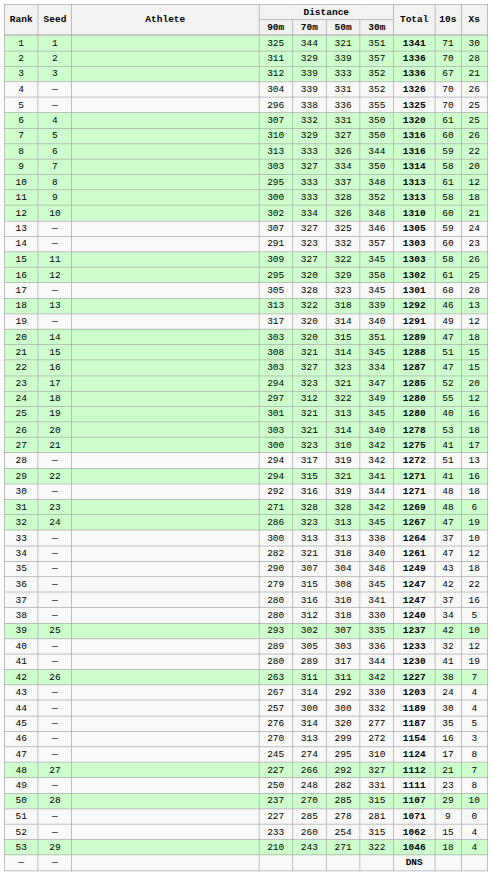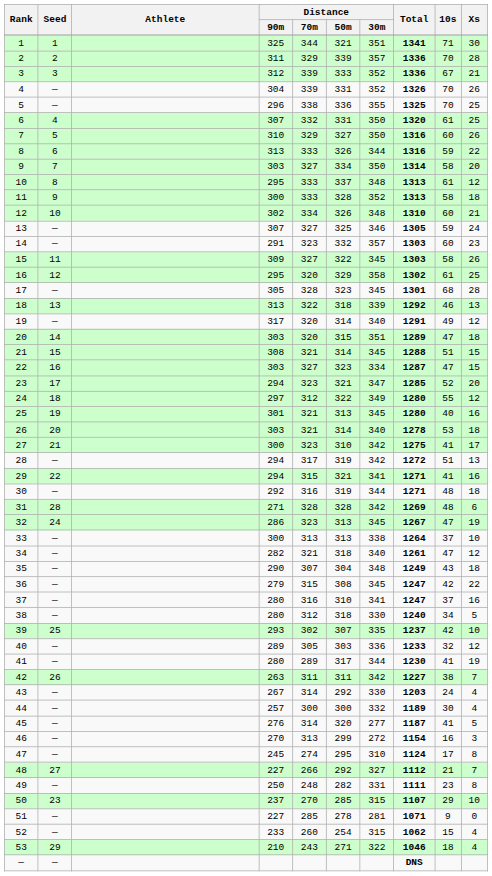(55, 507) 23 -> (55, 507) 28
(448, 724) 35 -> (448, 724) 41
(55, 801) 28 -> (55, 801) 23
